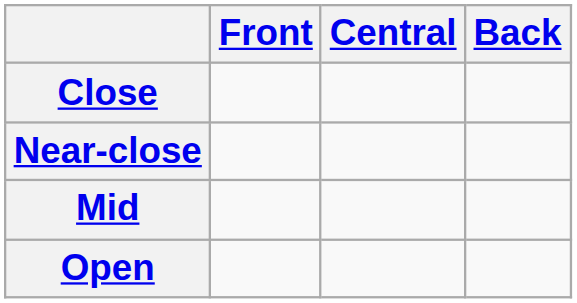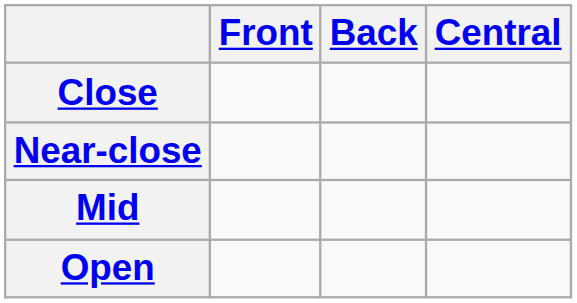columns swapped: (393, 33) <-> (518, 33)
